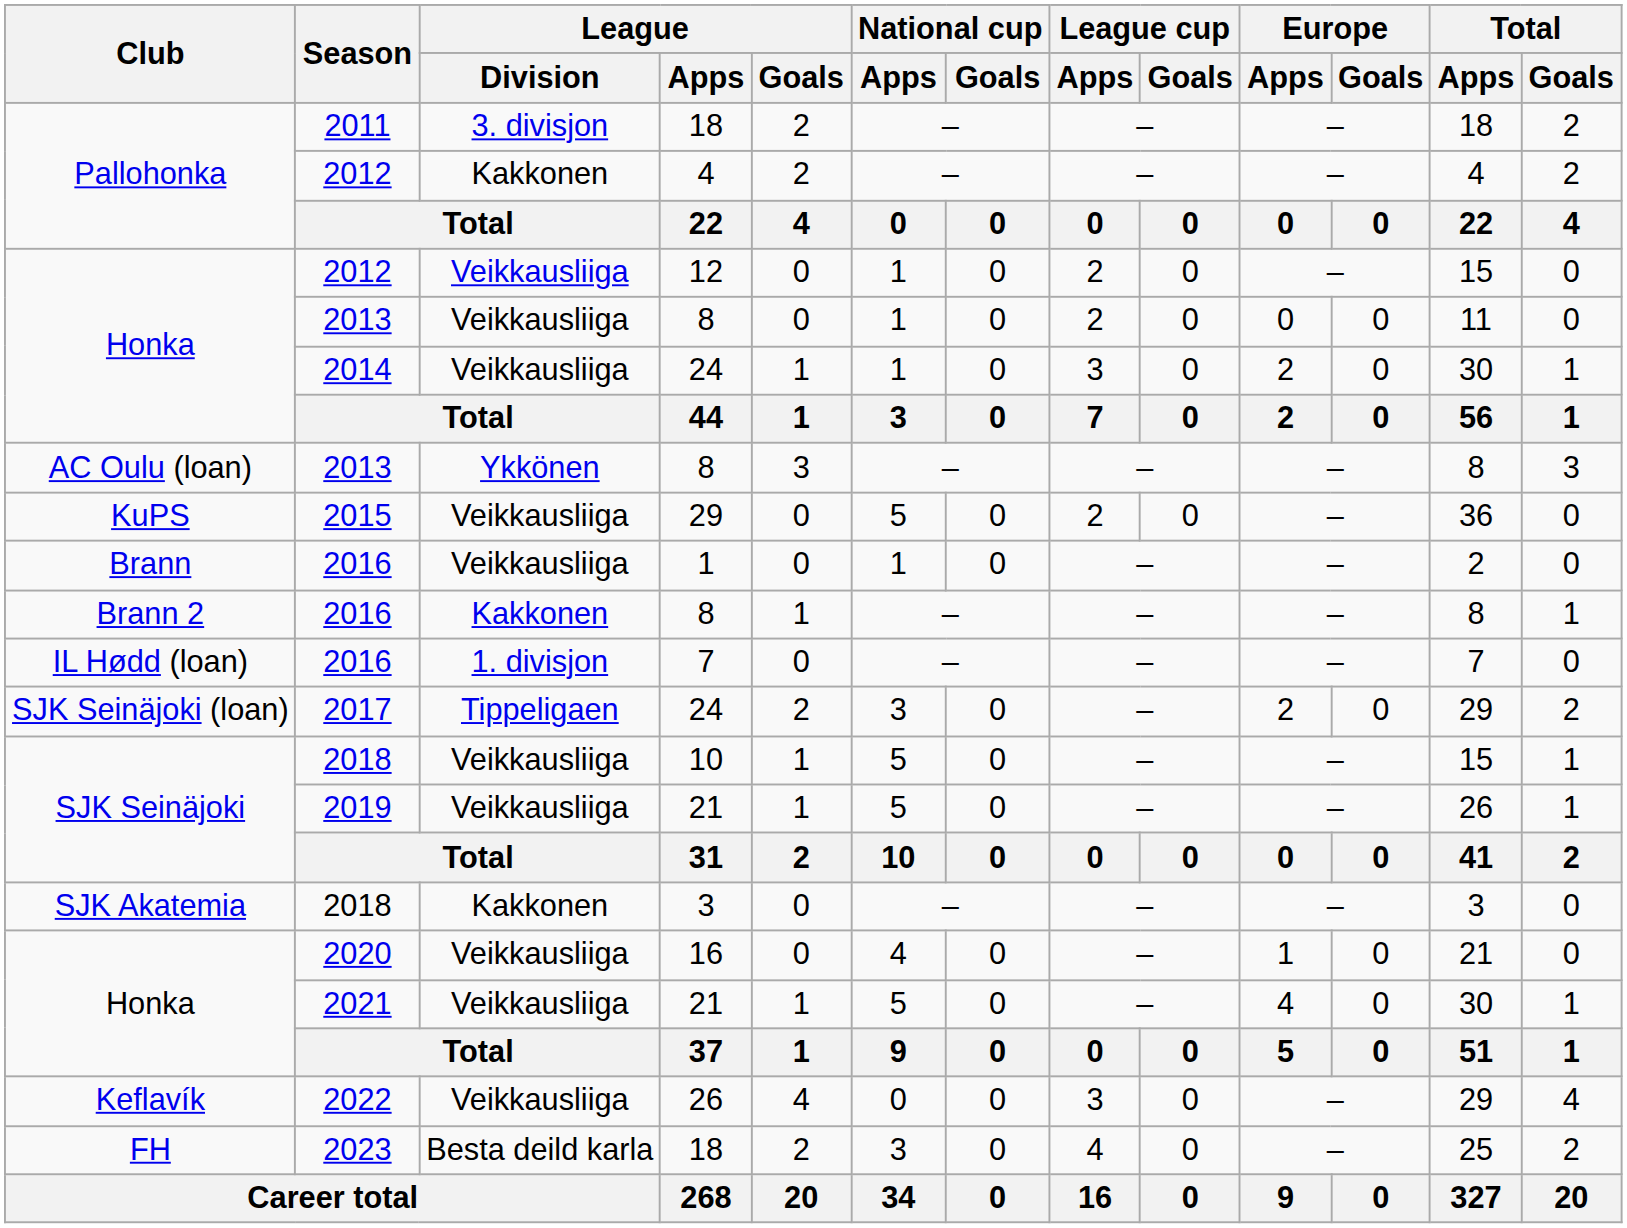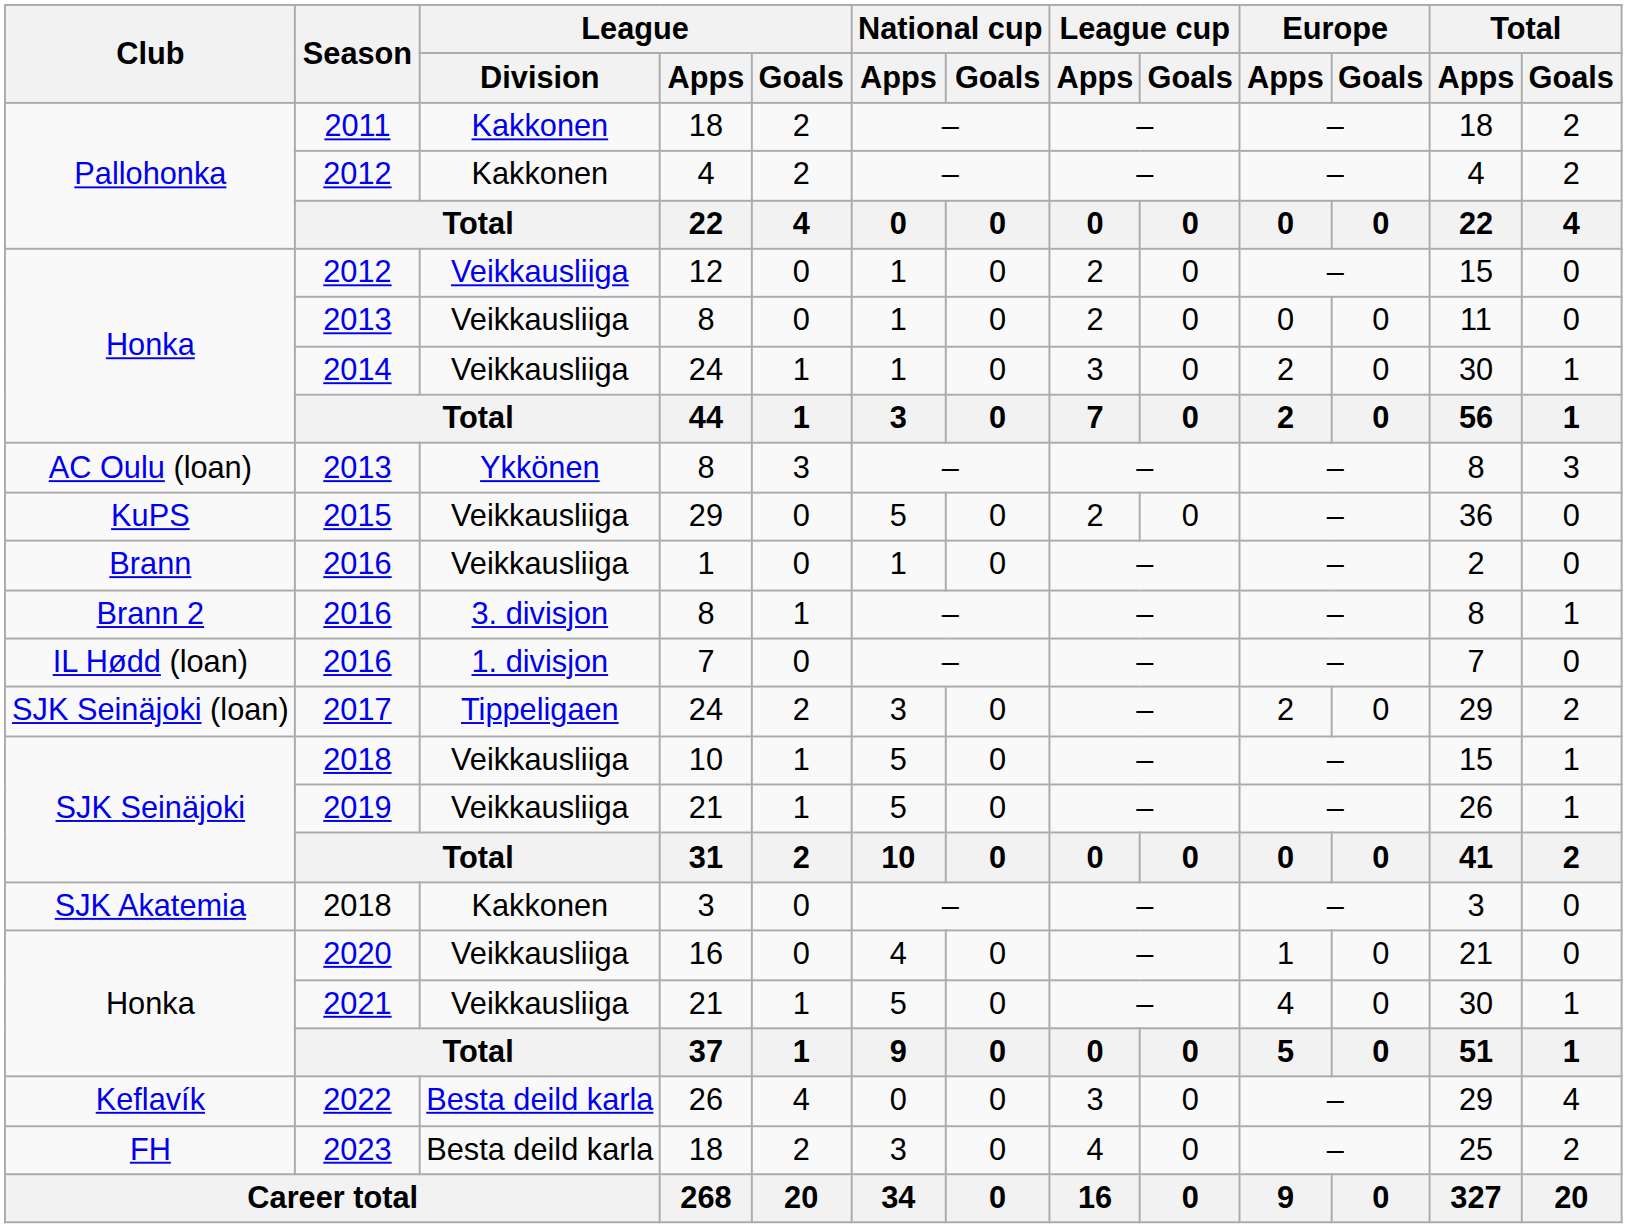(540, 126) 3. divisjon -> (540, 126) Kakkonen
(540, 613) Kakkonen -> (540, 613) 3. divisjon
(540, 1100) Veikkausliiga -> (540, 1100) Besta deild karla
